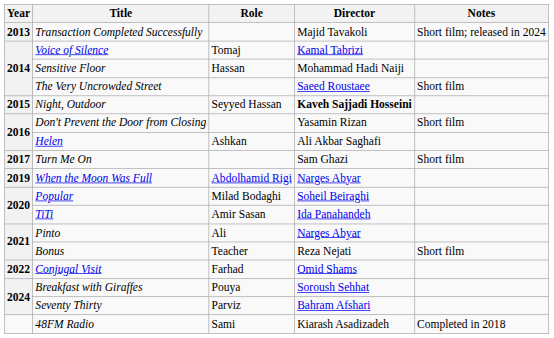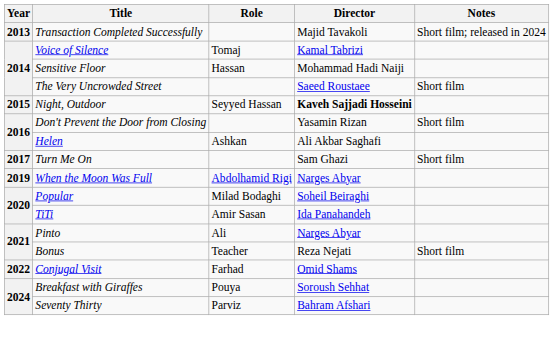- row: (65, 324)
